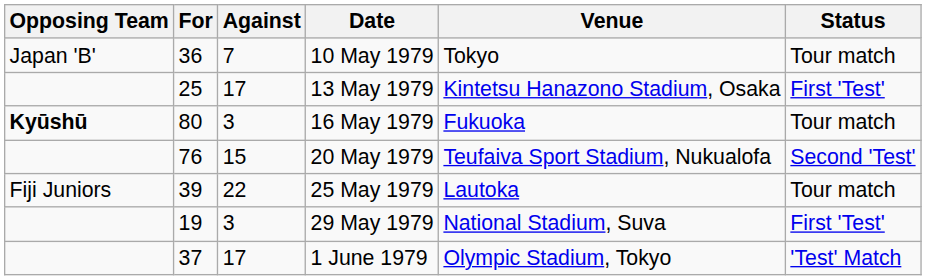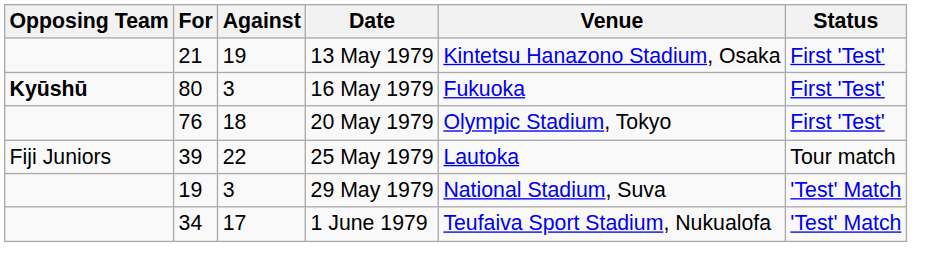- row: (372, 55)
(190, 88) 25 -> (190, 55) 21
(235, 88) 17 -> (235, 55) 19
(843, 122) Tour match -> (838, 88) First 'Test'
(235, 156) 15 -> (235, 122) 18
(607, 156) Teufaiva Sport Stadium, Nukualofa -> (557, 122) Olympic Stadium, Tokyo
(853, 156) Second 'Test' -> (838, 122) First 'Test'
(838, 223) First 'Test' -> (846, 190) 'Test' Match
(190, 257) 37 -> (190, 223) 34
(557, 257) Olympic Stadium, Tokyo -> (607, 223) Teufaiva Sport Stadium, Nukualofa
